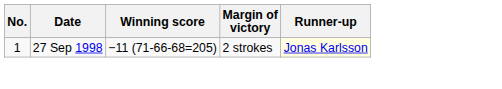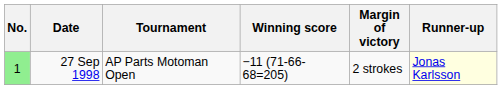+ column: (171, 28)
(17, 48) no background -> (17, 68) lightgreen background
